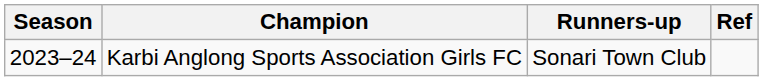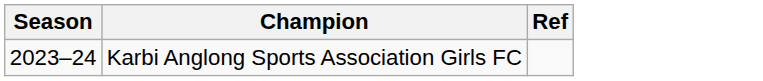- column: (619, 22)
